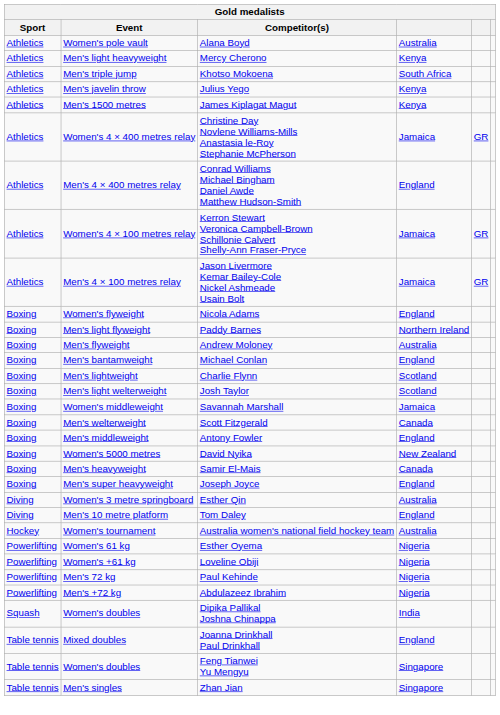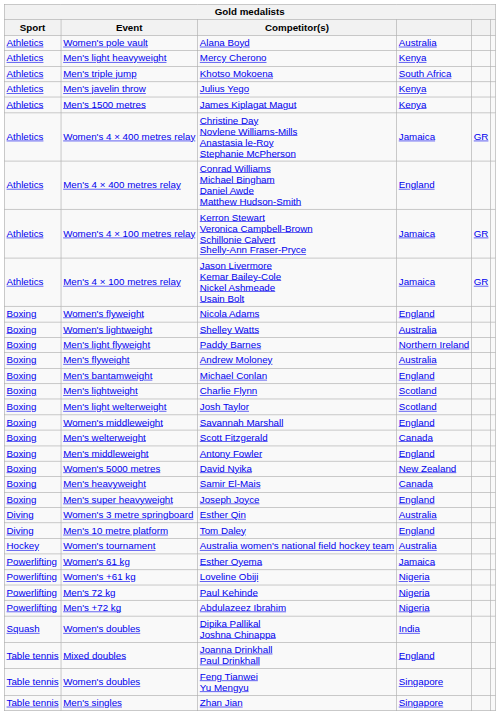+ row: (229, 329)
(417, 407) Jamaica -> (417, 422) England
(414, 546) Nigeria -> (417, 561) Jamaica
